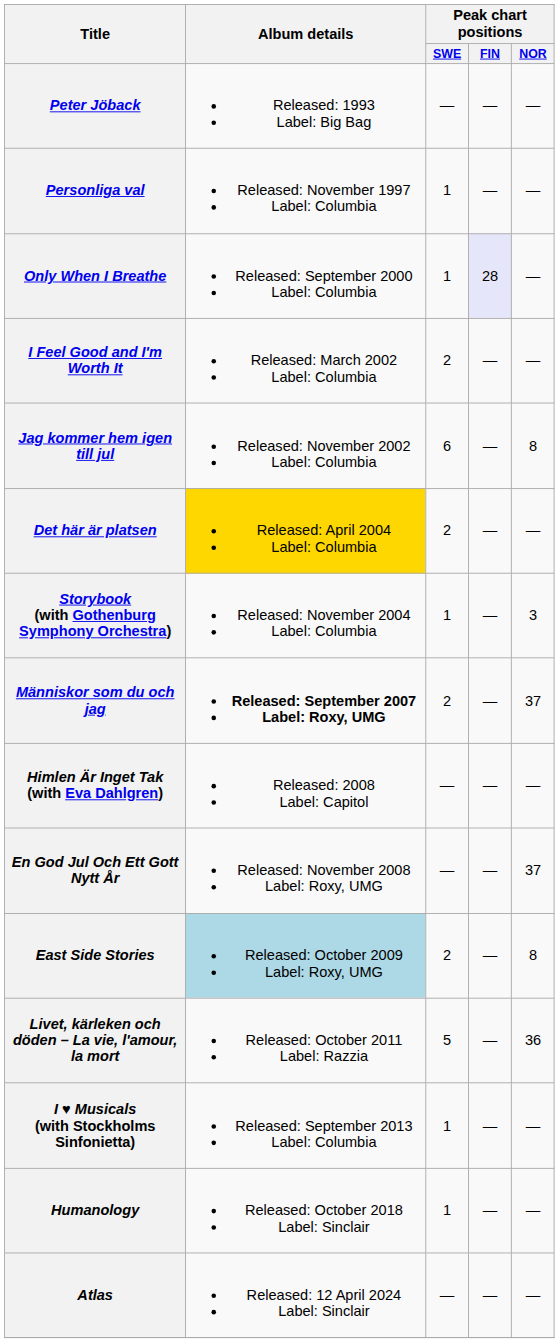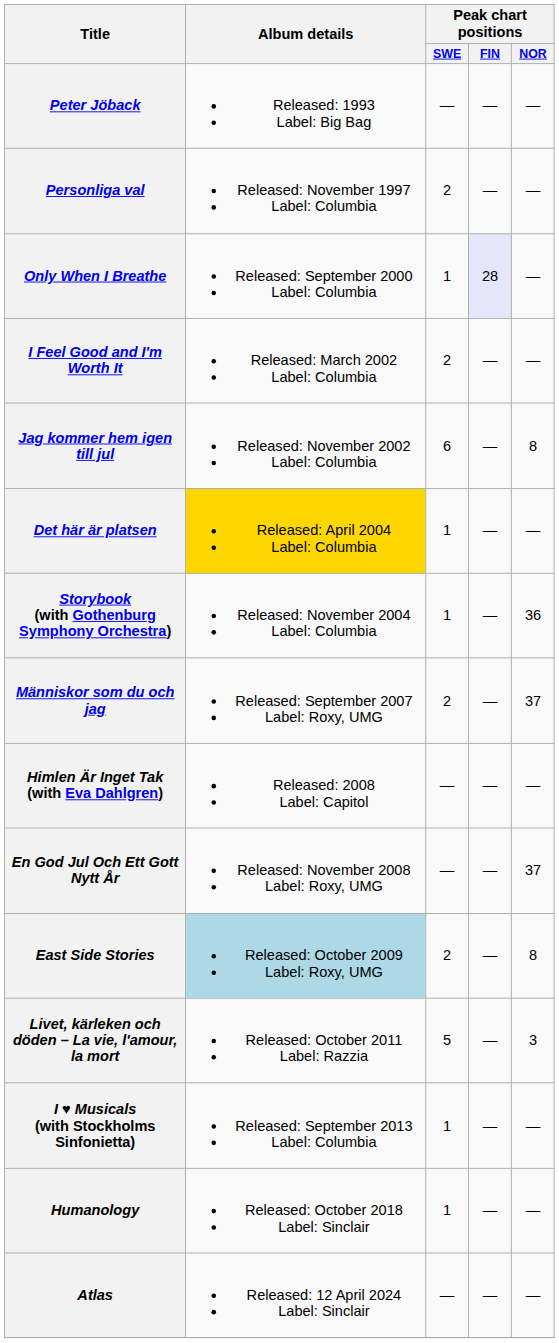(447, 190) 1 -> (447, 190) 2
(447, 530) 2 -> (447, 530) 1
(533, 615) 3 -> (533, 615) 36
(306, 709) bold -> (306, 709) normal
(533, 1040) 36 -> (533, 1040) 3
